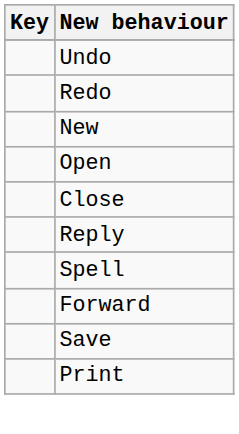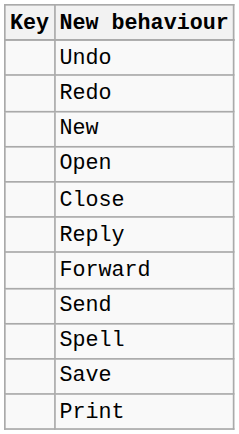rows swapped: (105, 306) <-> (92, 270)
+ row: (85, 306)
